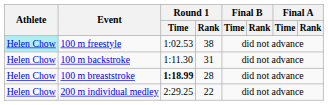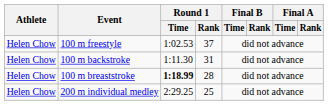(31, 44) paleturquoise background -> (31, 44) no background
(209, 44) 38 -> (209, 44) 37
(209, 92) 22 -> (209, 92) 25
